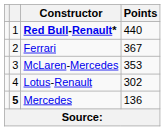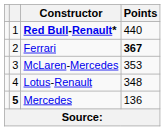(133, 47) normal -> (133, 47) bold
(133, 82) 302 -> (133, 82) 348
